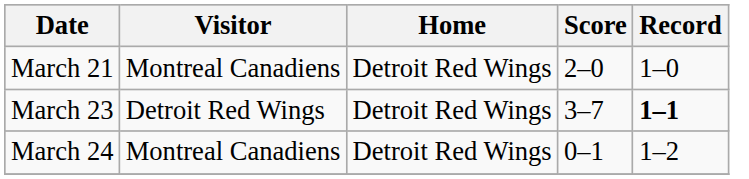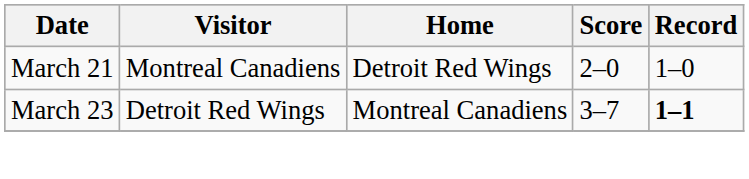(452, 109) Detroit Red Wings -> (460, 109) Montreal Canadiens
- row: (62, 151)
